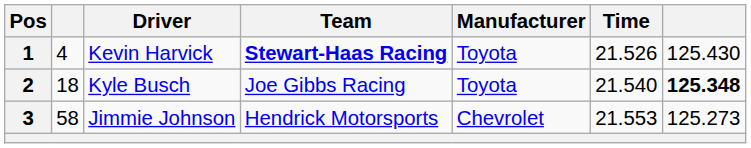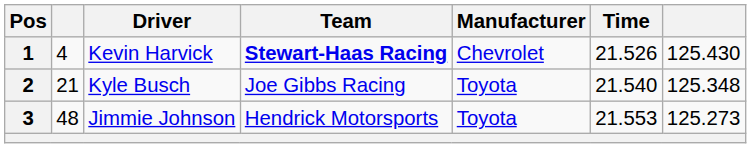(487, 53) Toyota -> (500, 53) Chevrolet
(68, 85) 18 -> (68, 85) 21
(704, 85) bold -> (704, 85) normal
(68, 118) 58 -> (68, 118) 48
(500, 118) Chevrolet -> (487, 118) Toyota
